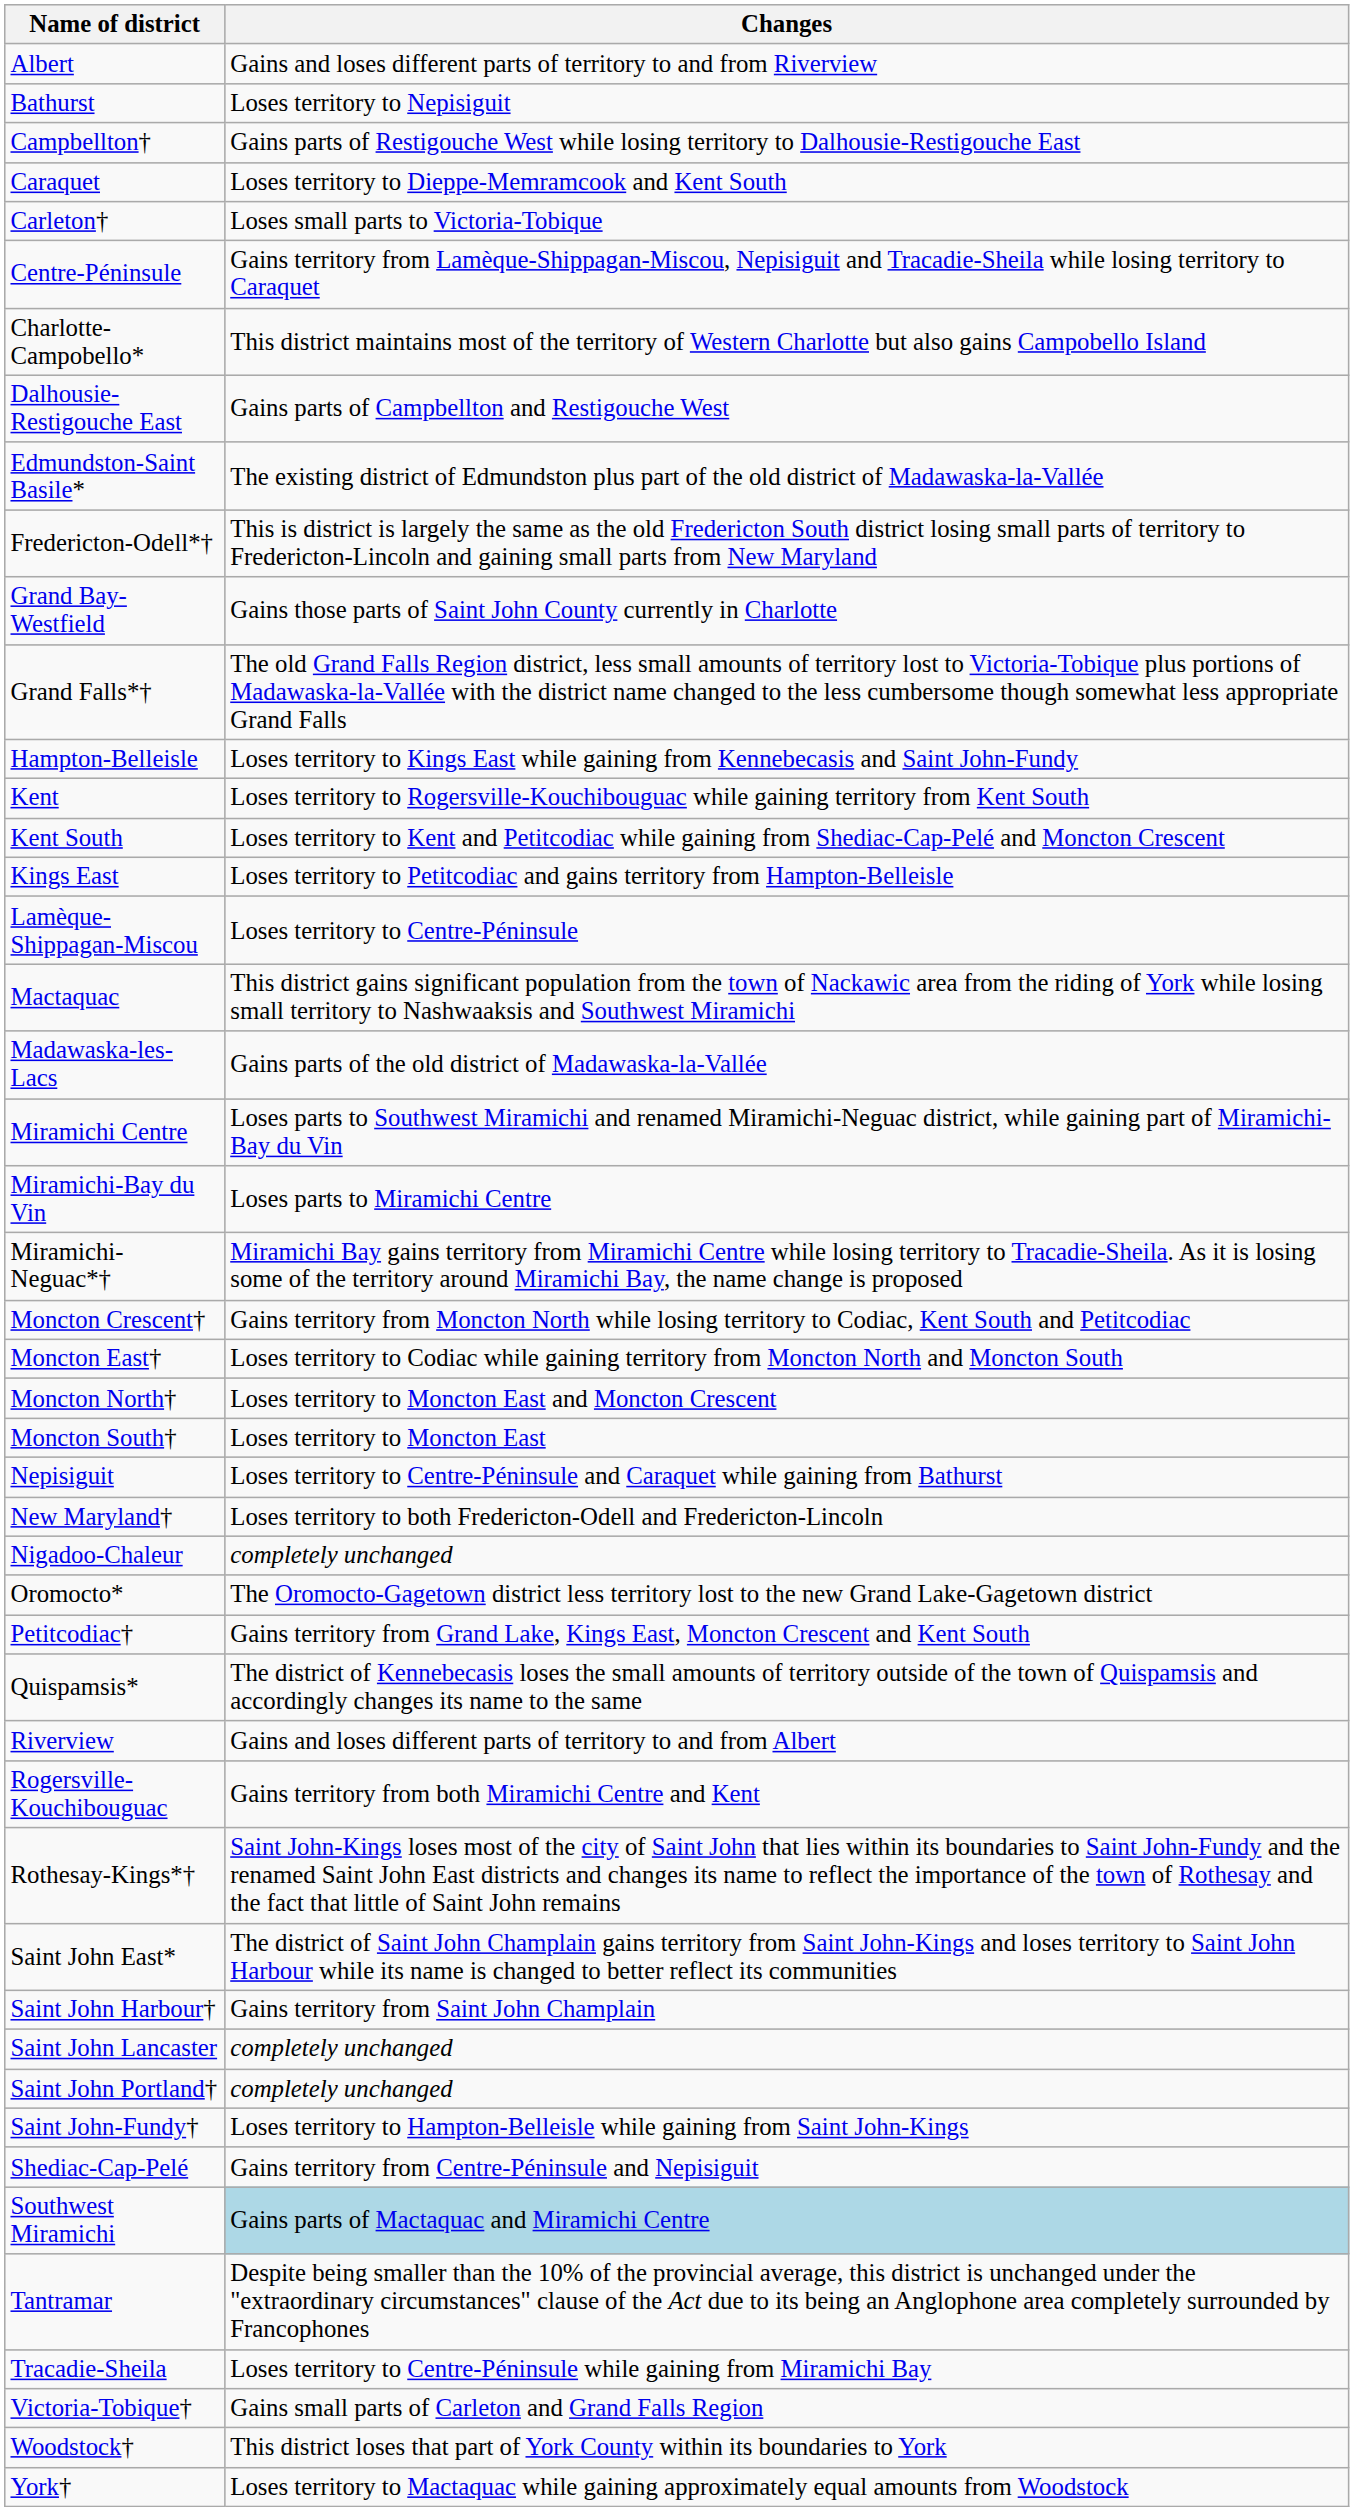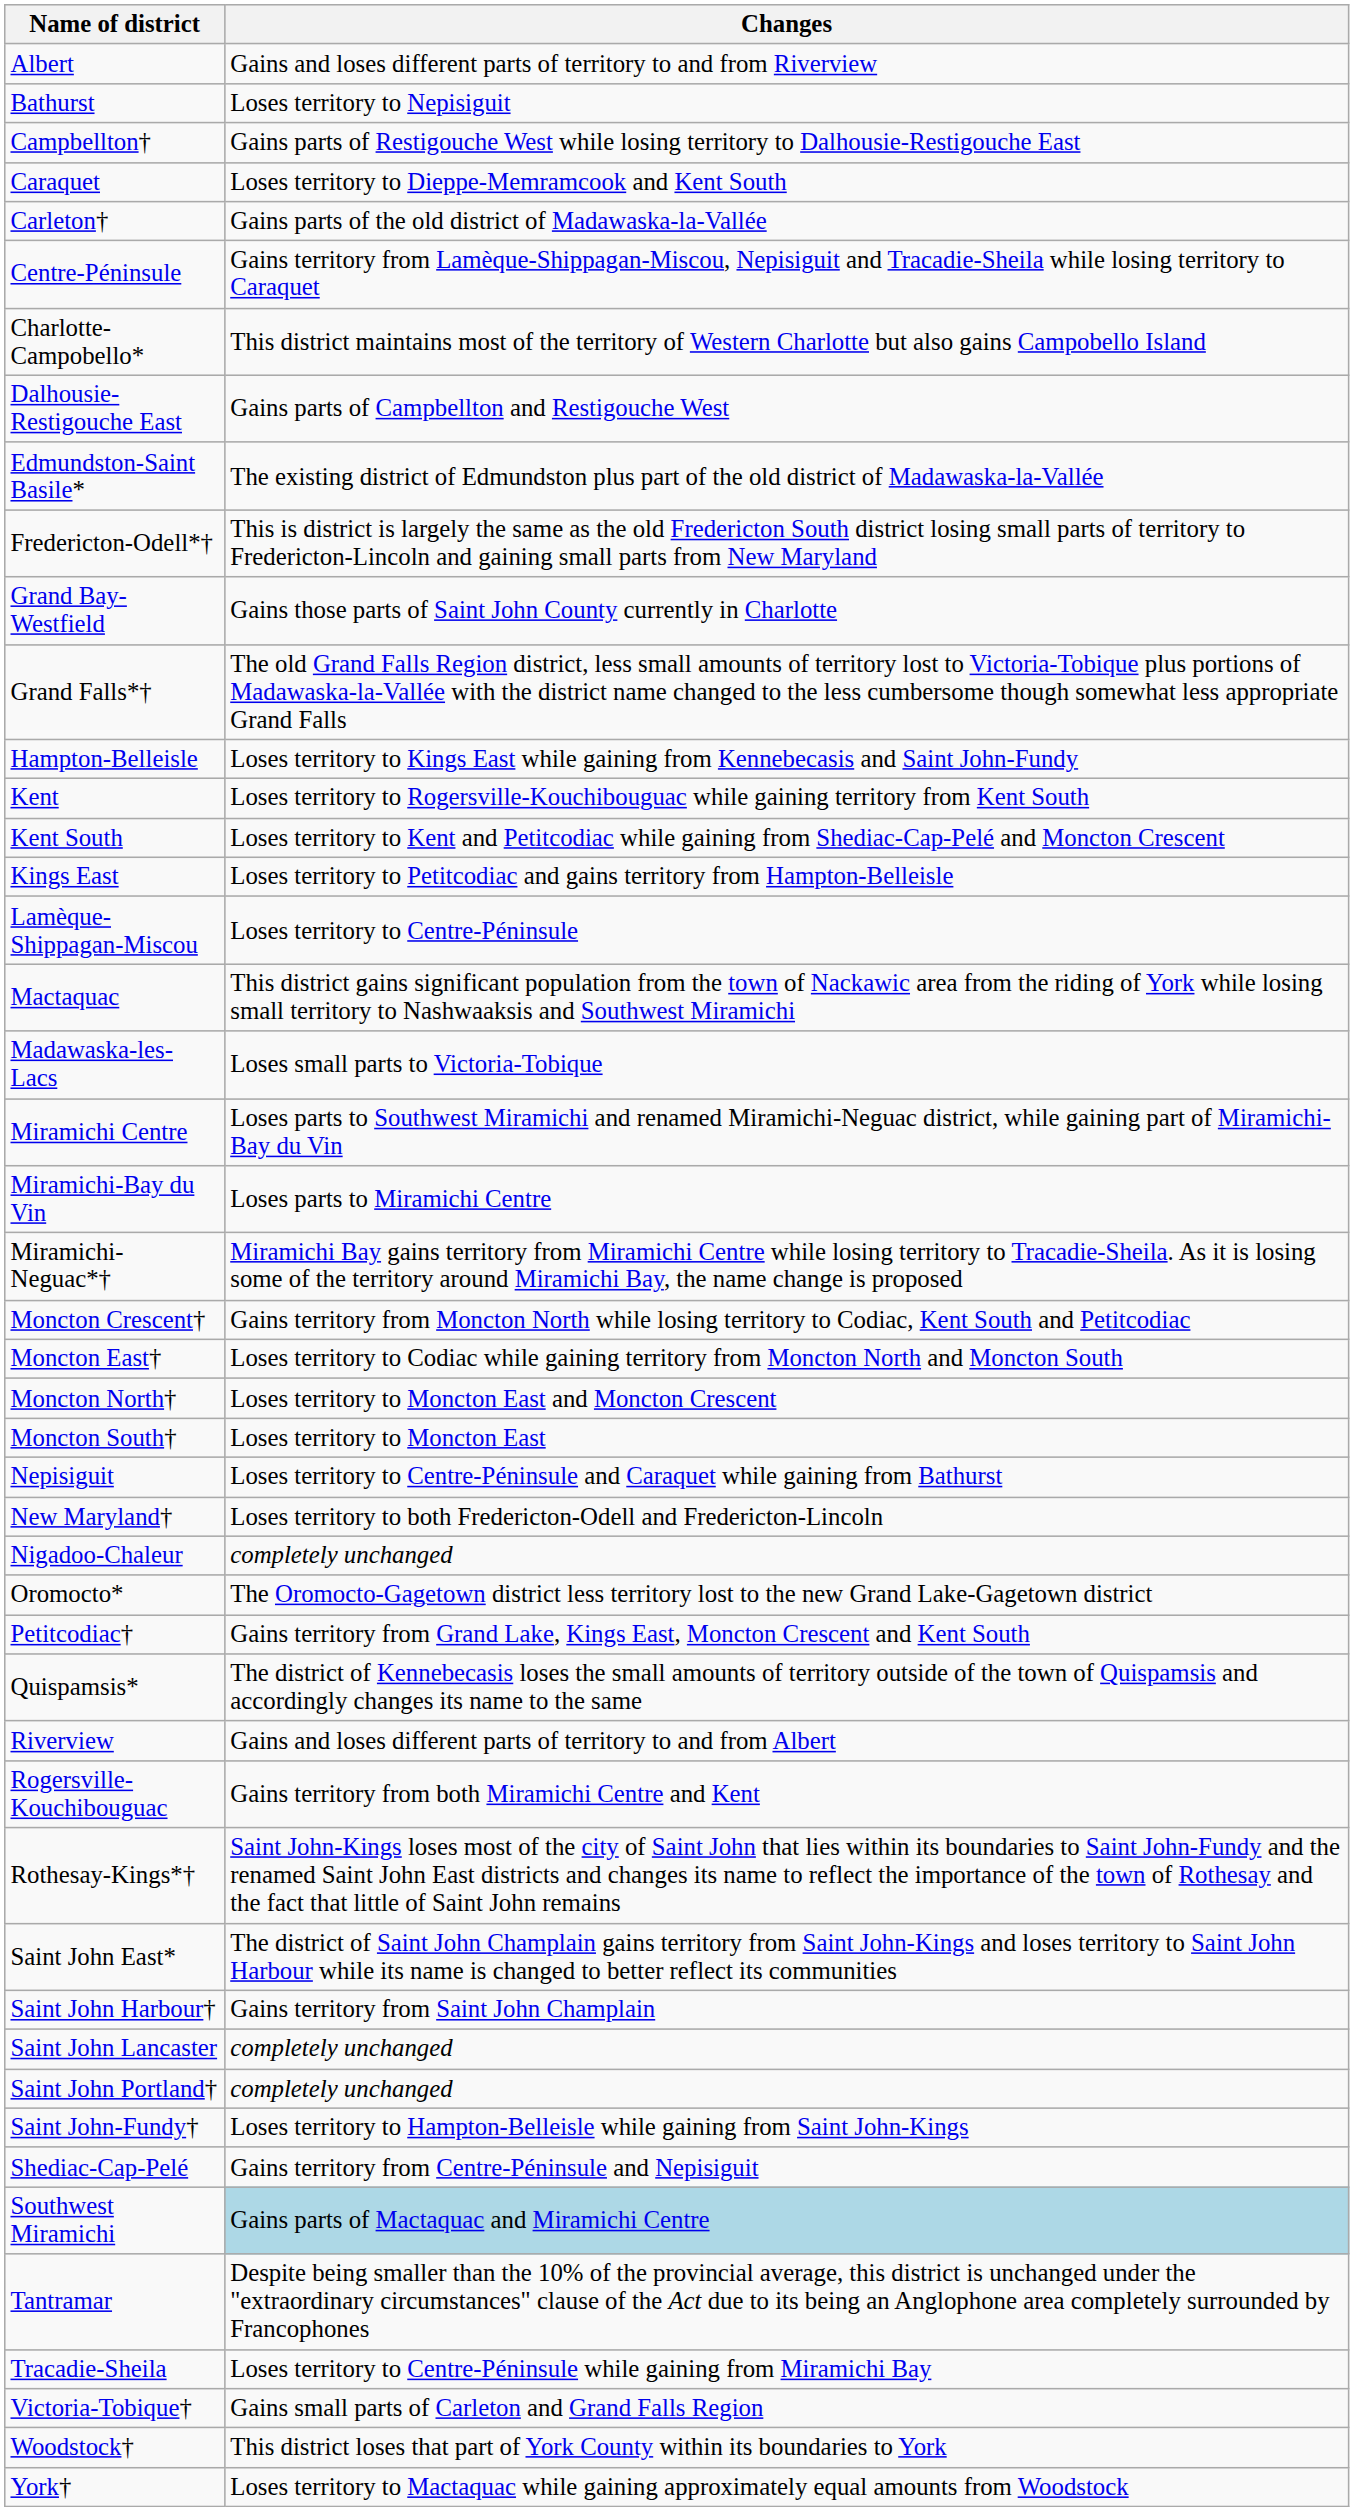(416, 220) Loses small parts to Victoria-Tobique -> (498, 220) Gains parts of the old district of Madawaska-la-Vallée
(498, 1064) Gains parts of the old district of Madawaska-la-Vallée -> (416, 1064) Loses small parts to Victoria-Tobique
